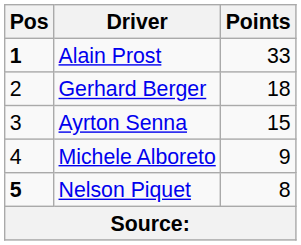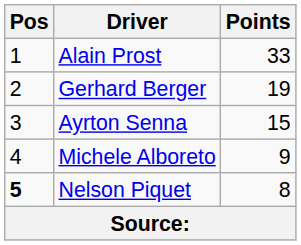(16, 55) bold -> (16, 55) normal
(279, 89) 18 -> (279, 89) 19
